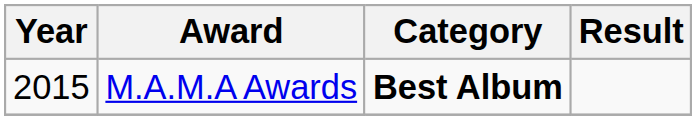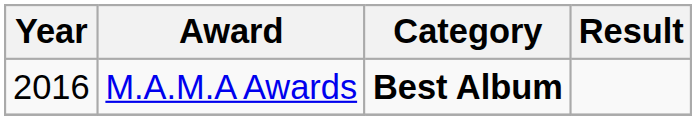(51, 86) 2015 -> (51, 86) 2016
